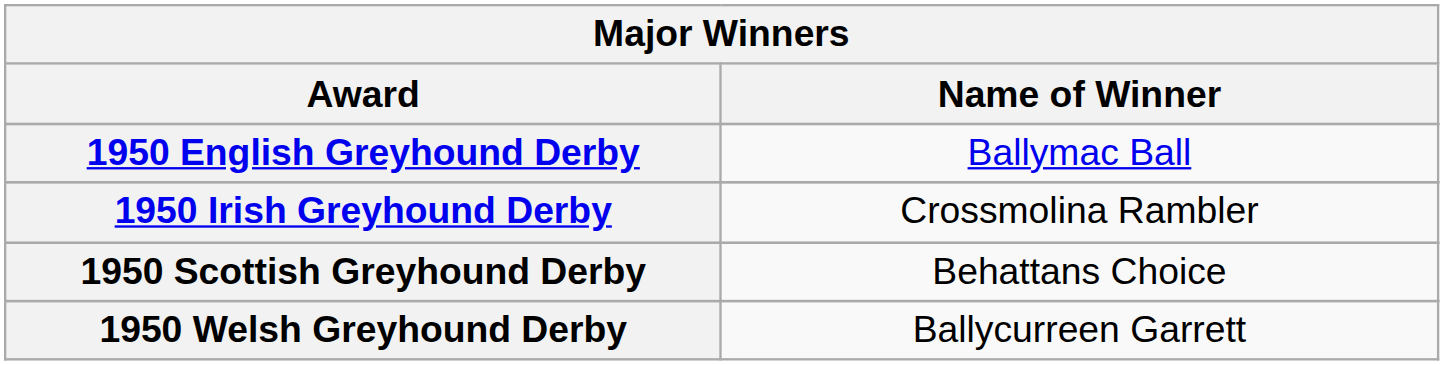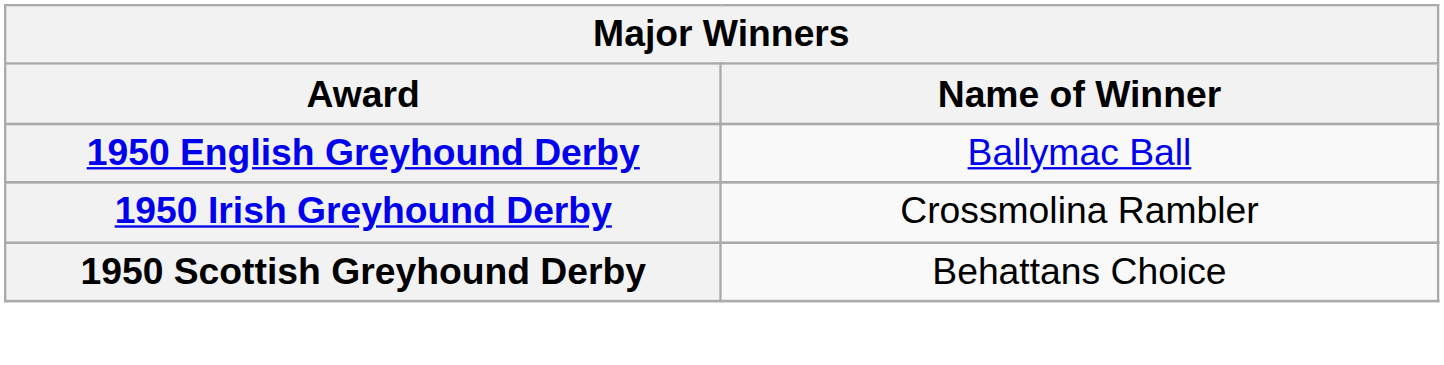- row: (363, 329)
